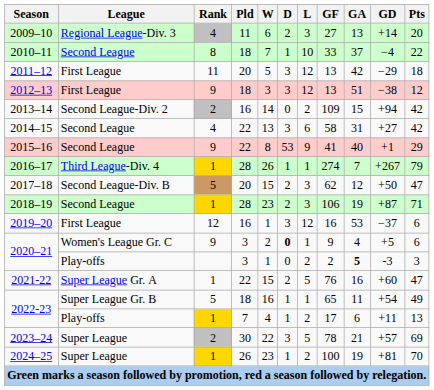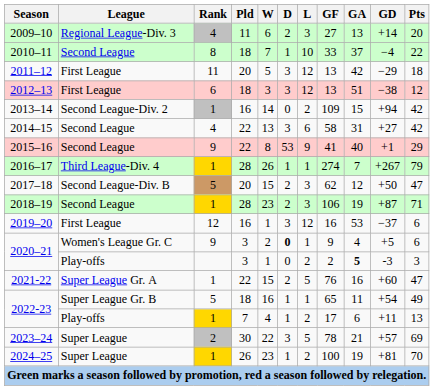(213, 90) 9 -> (213, 90) 6
(213, 109) 2 -> (213, 109) 1
